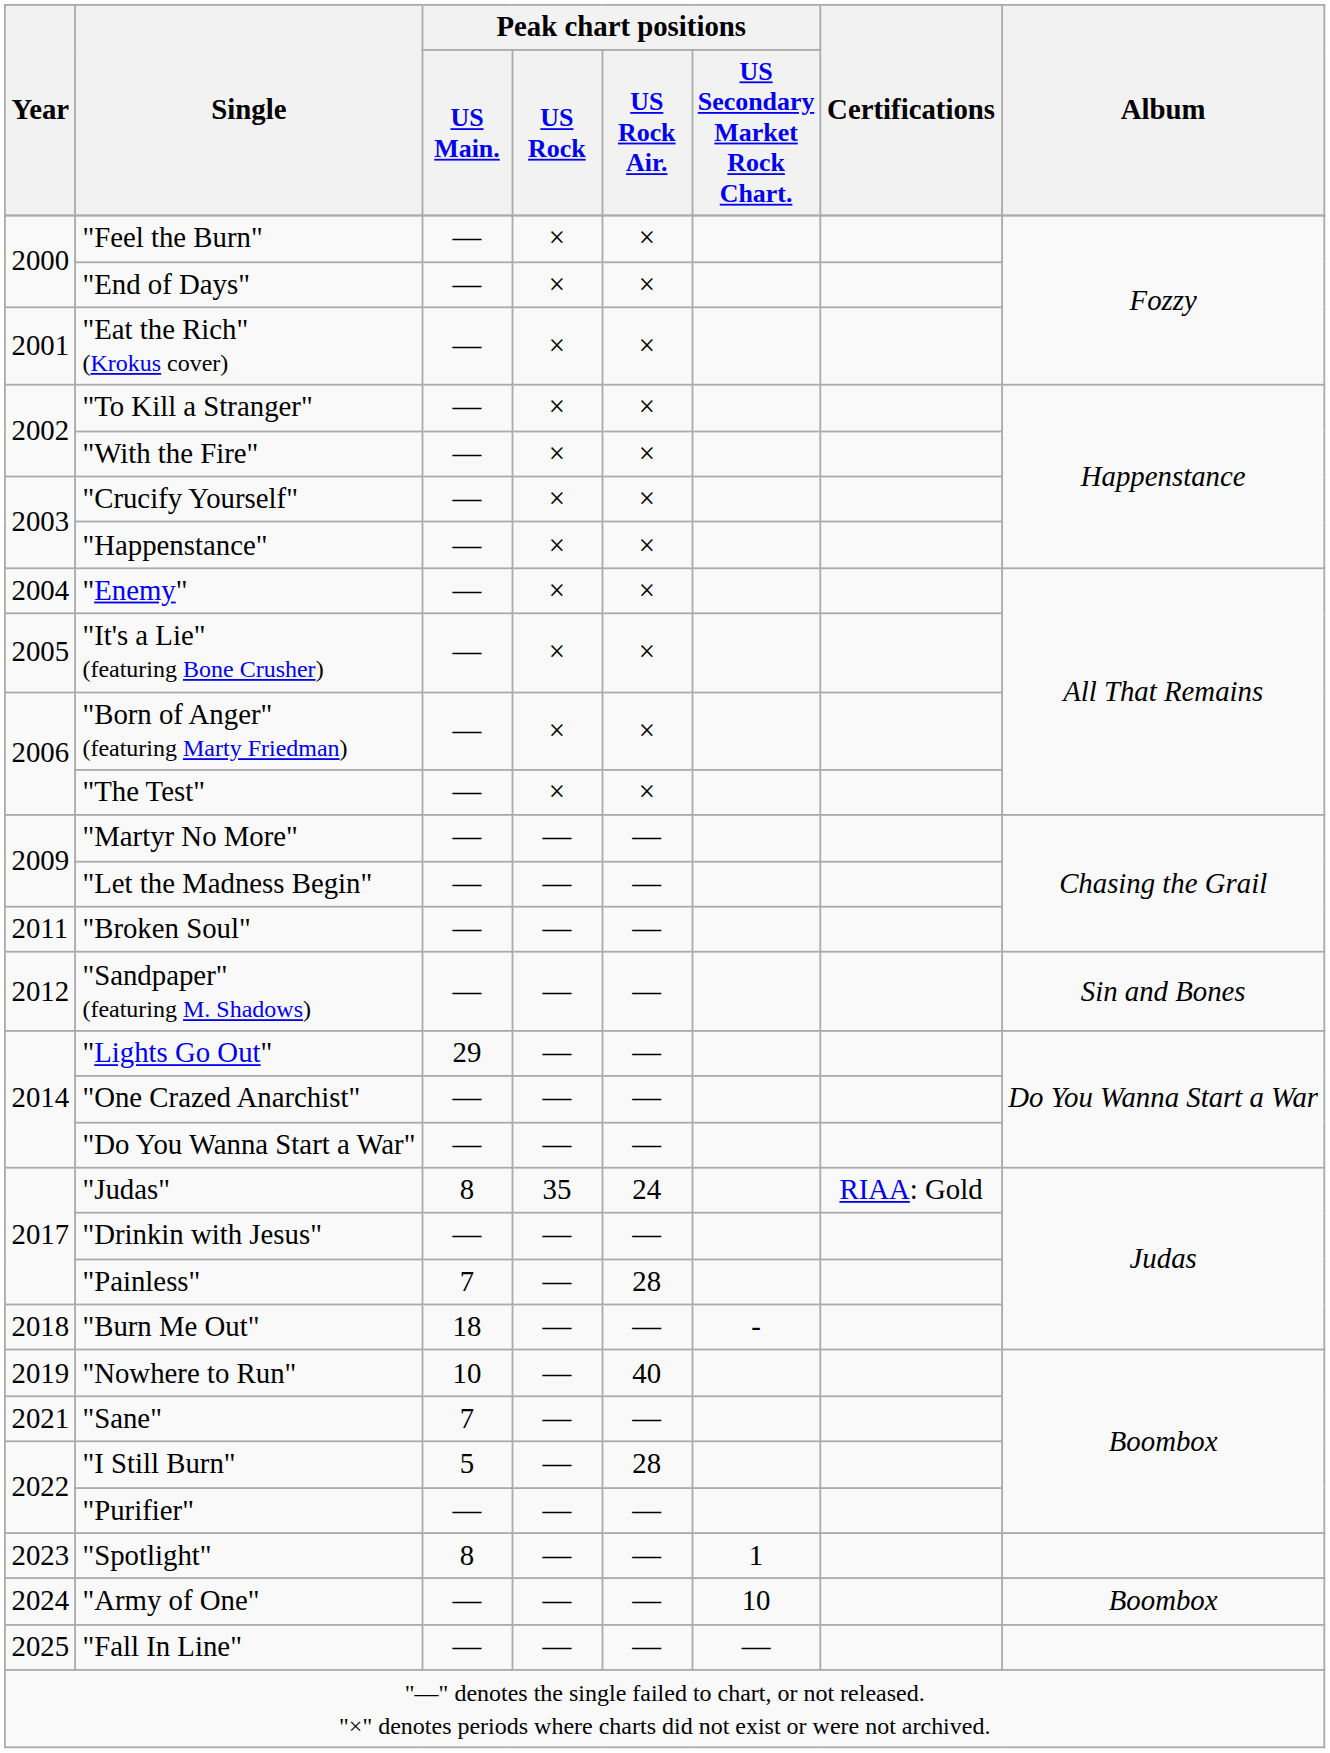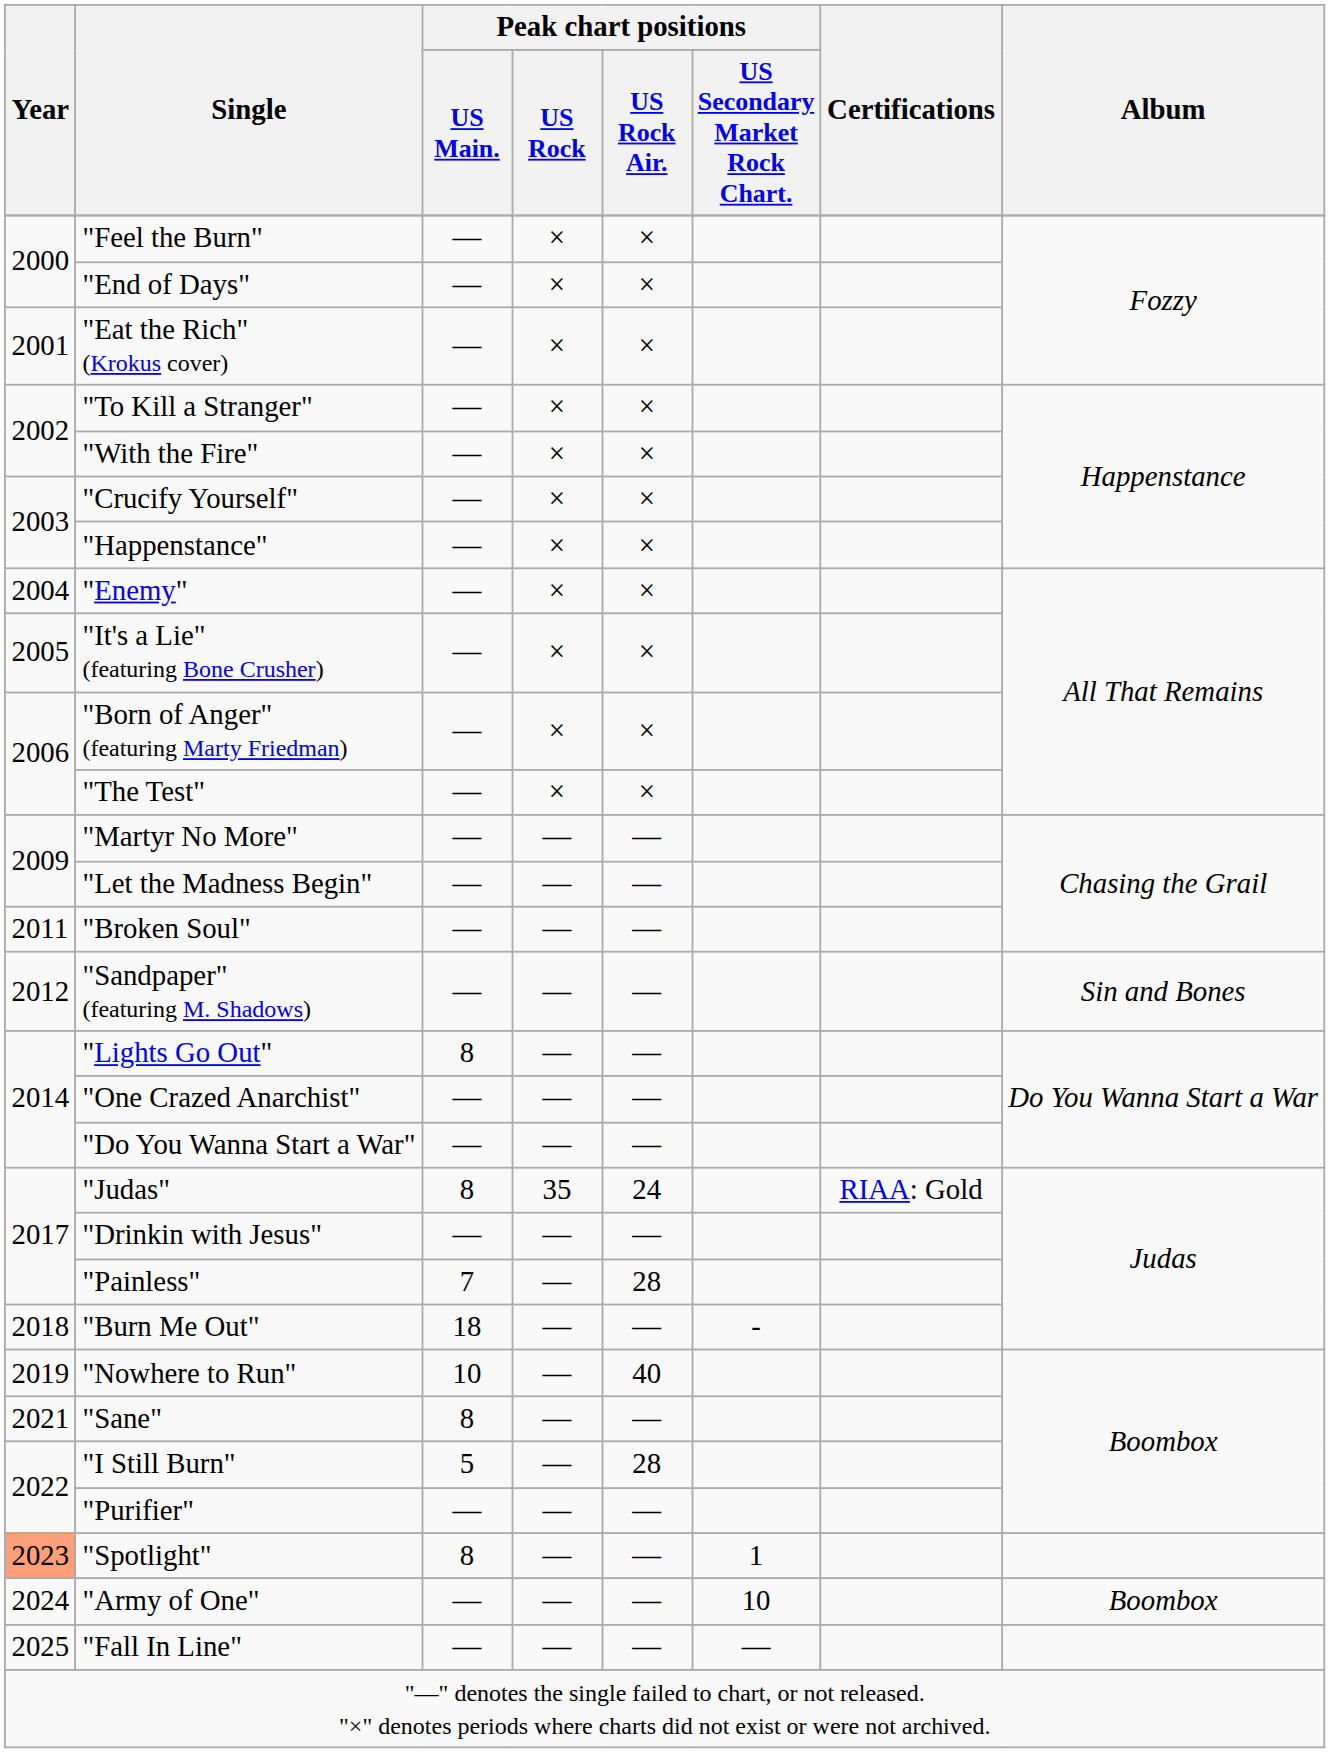(467, 1052) 29 -> (467, 1052) 8
(467, 1418) 7 -> (467, 1418) 8
(40, 1555) no background -> (40, 1555) lightsalmon background
